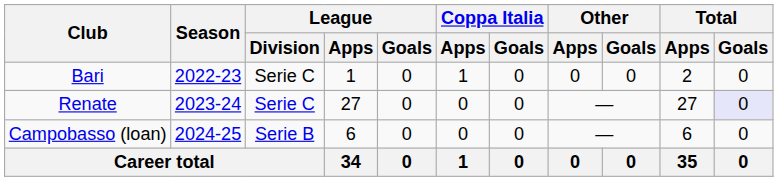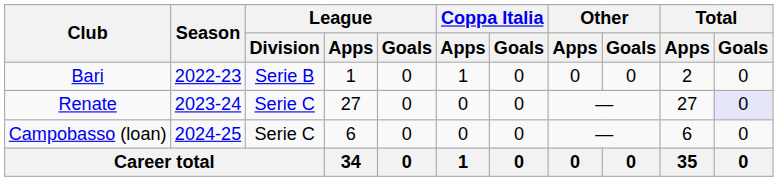(285, 76) Serie C -> (285, 76) Serie B
(285, 133) Serie B -> (285, 133) Serie C
